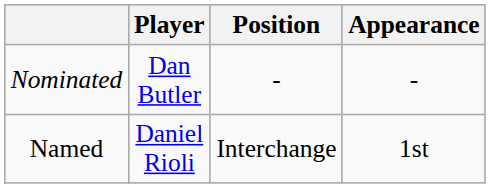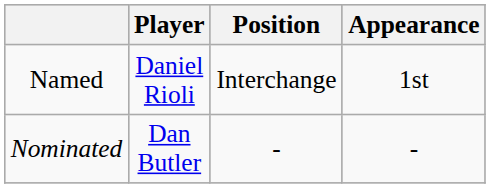rows swapped: (66, 148) <-> (66, 79)
